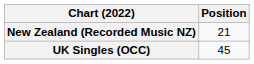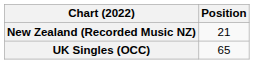(224, 50) 45 -> (224, 50) 65
